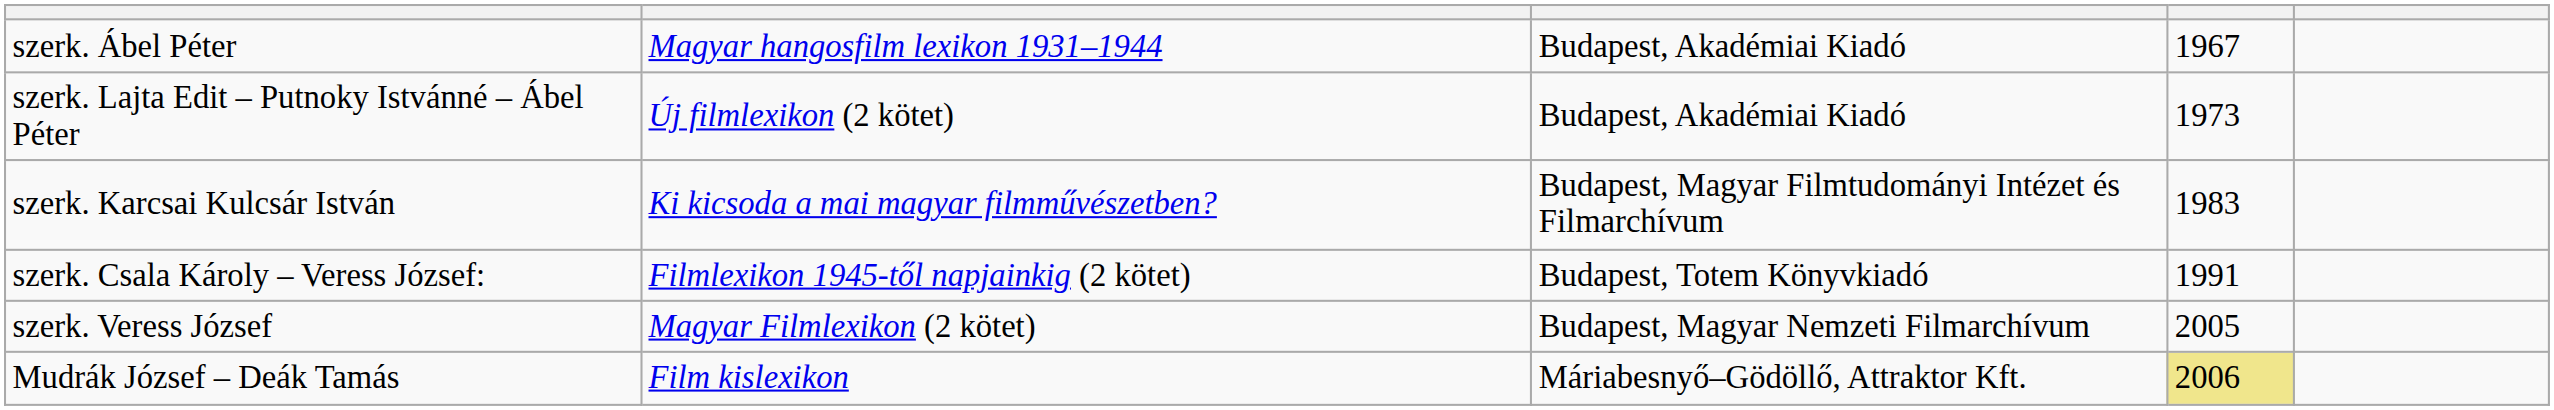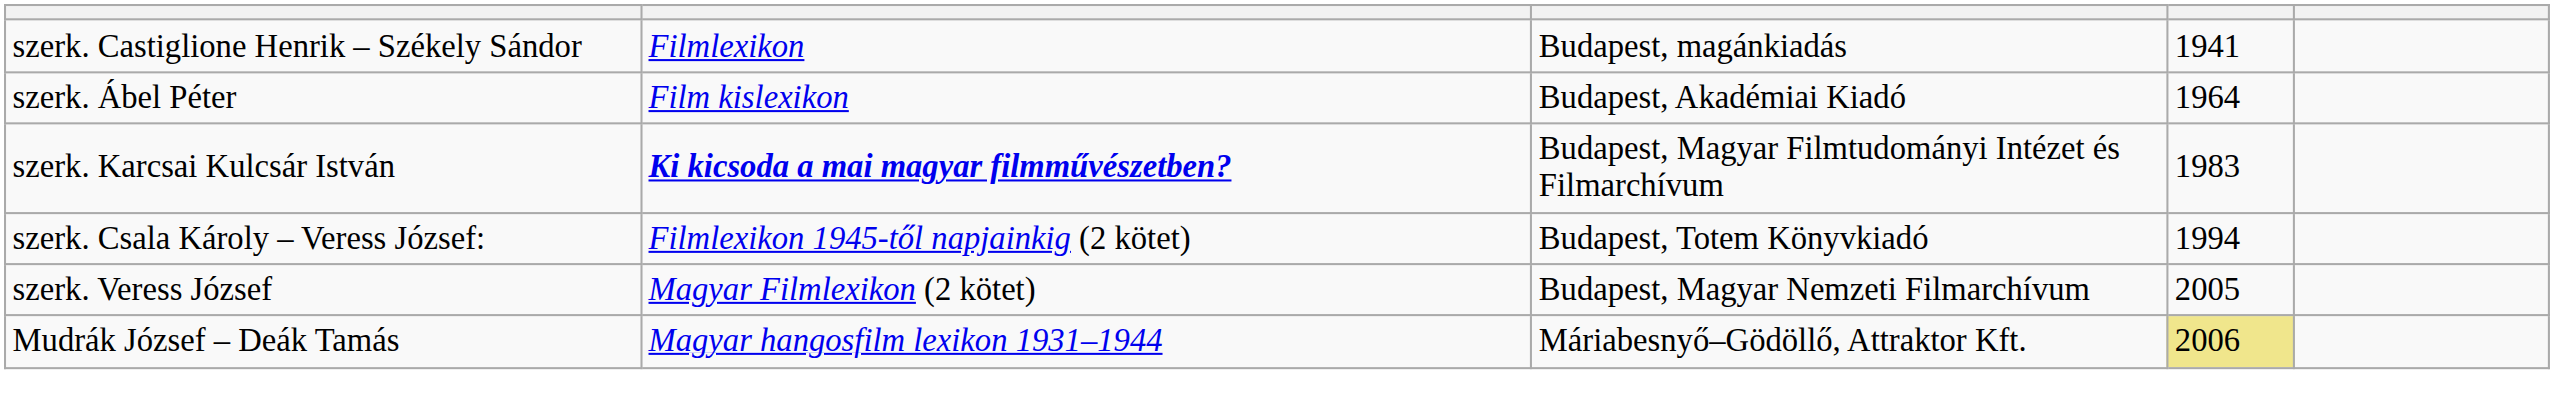+ row: (297, 45)
(906, 45) Magyar hangosfilm lexikon 1931–1944 -> (749, 97) Film kislexikon
(2207, 45) 1967 -> (2207, 97) 1964
- row: (298, 115)
(933, 204) normal -> (940, 167) bold
(2207, 274) 1991 -> (2207, 237) 1994
(749, 377) Film kislexikon -> (906, 340) Magyar hangosfilm lexikon 1931–1944
